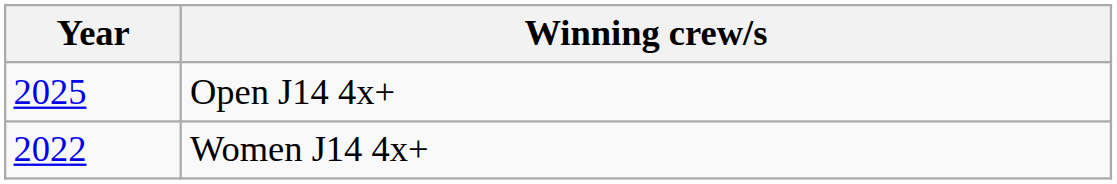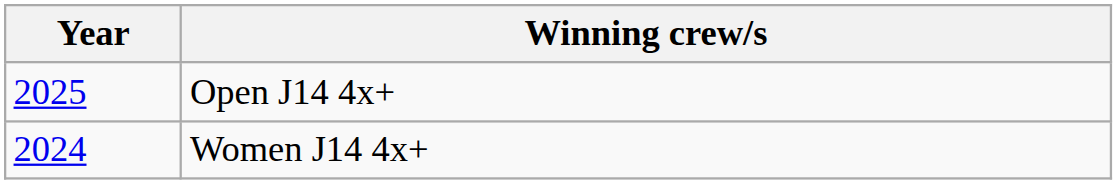(50, 149) 2022 -> (50, 149) 2024
